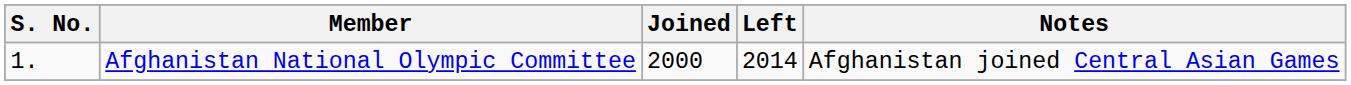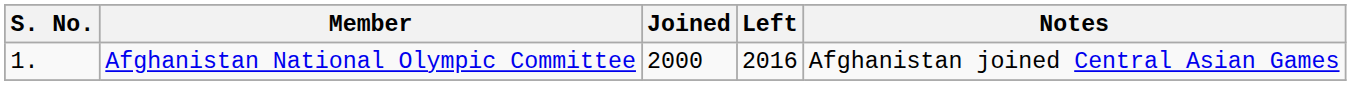(770, 62) 2014 -> (770, 62) 2016
